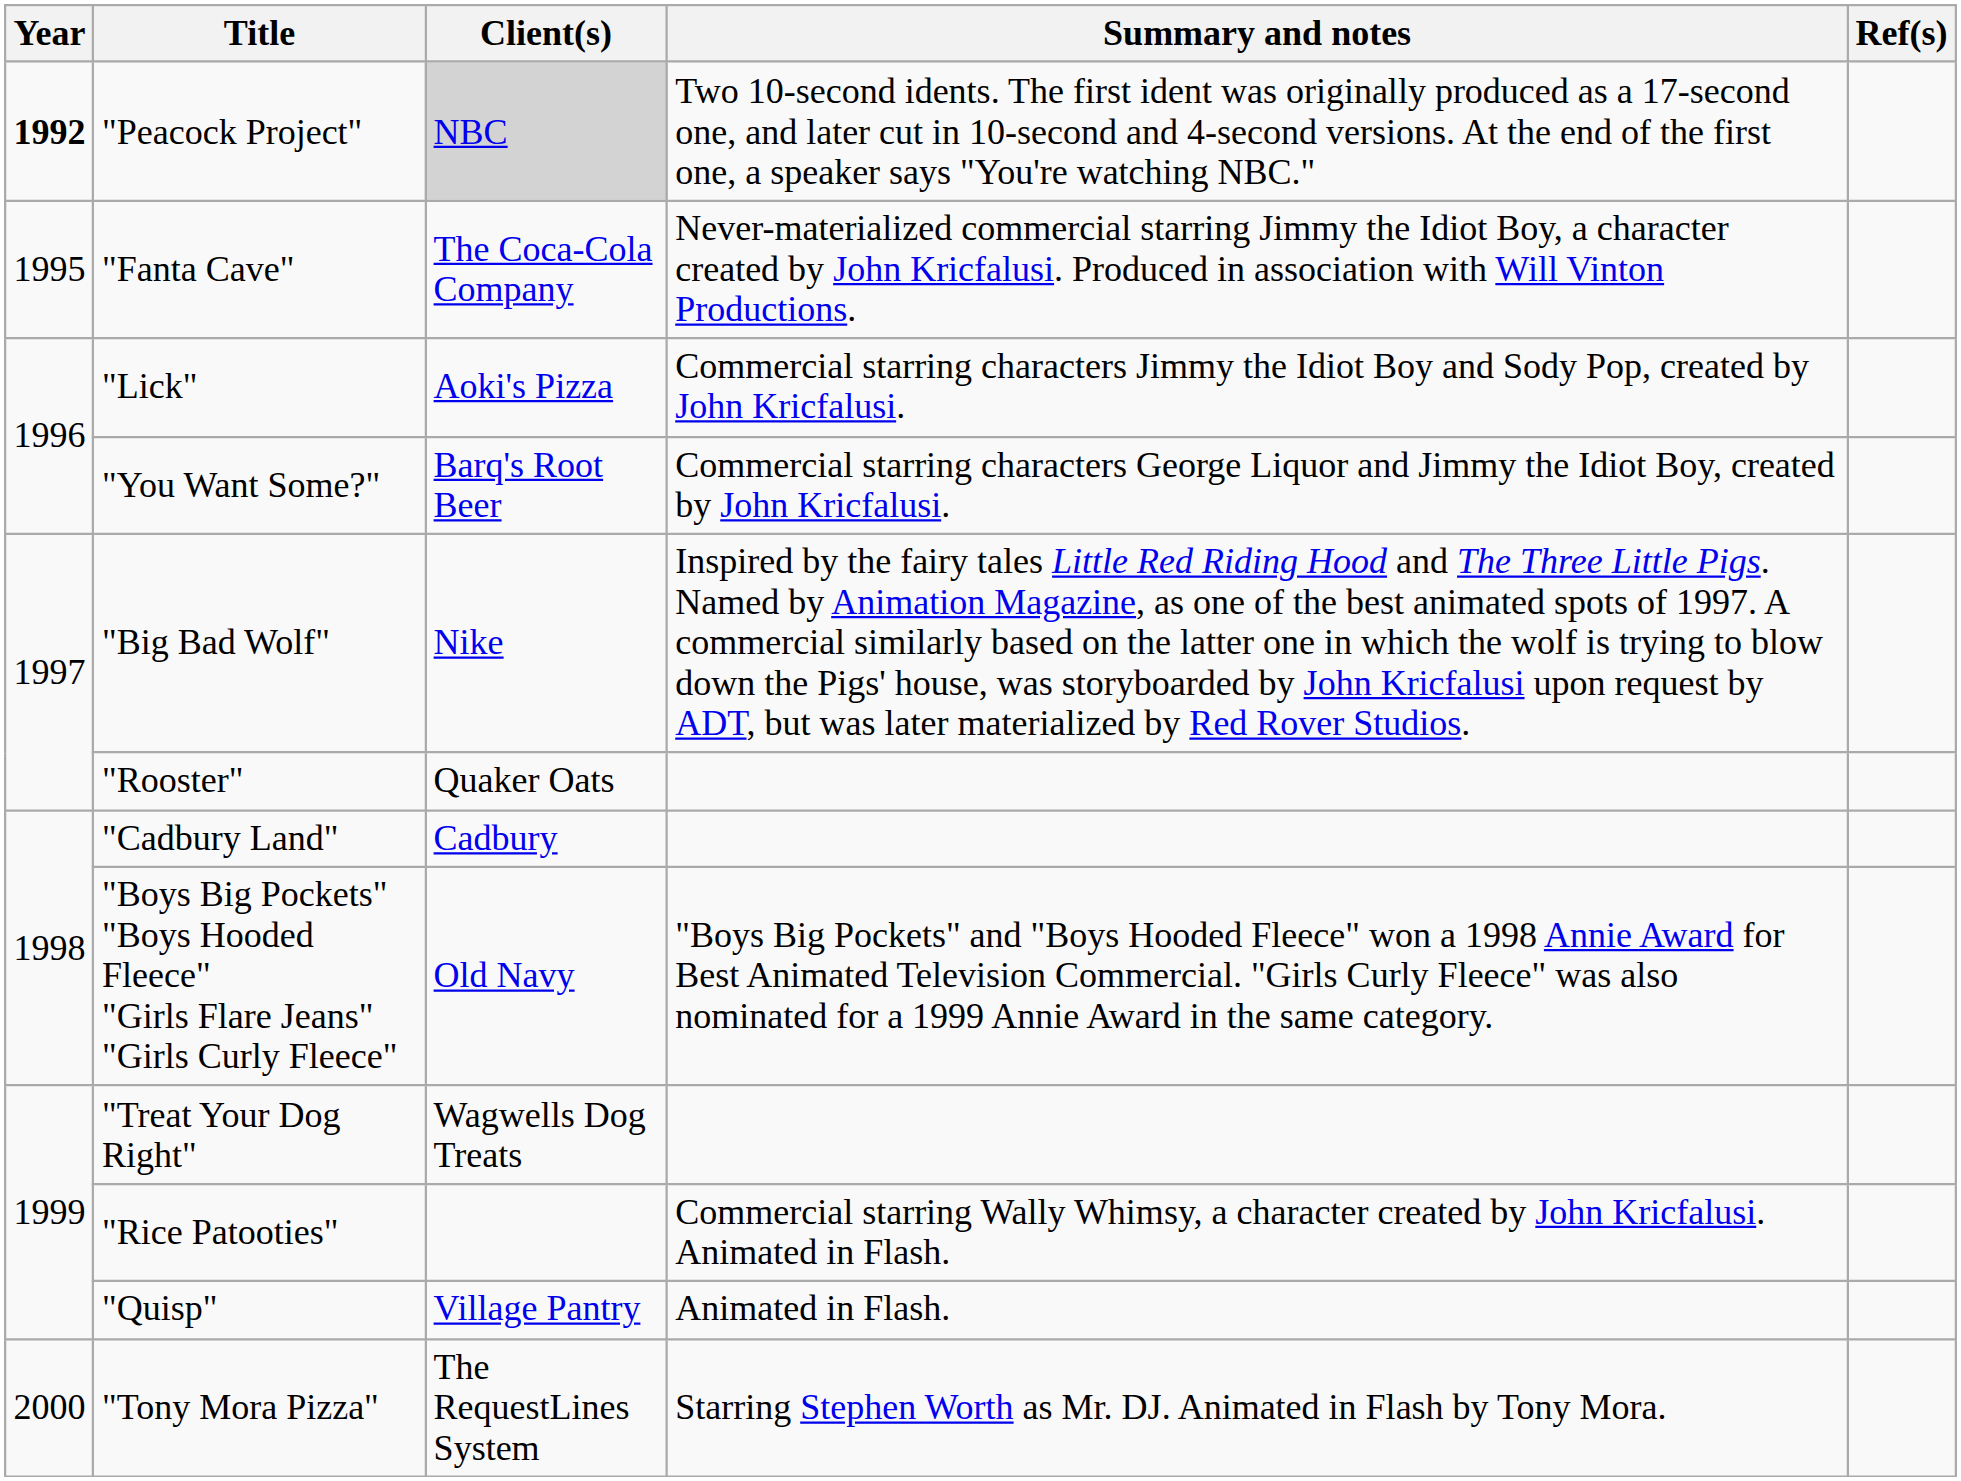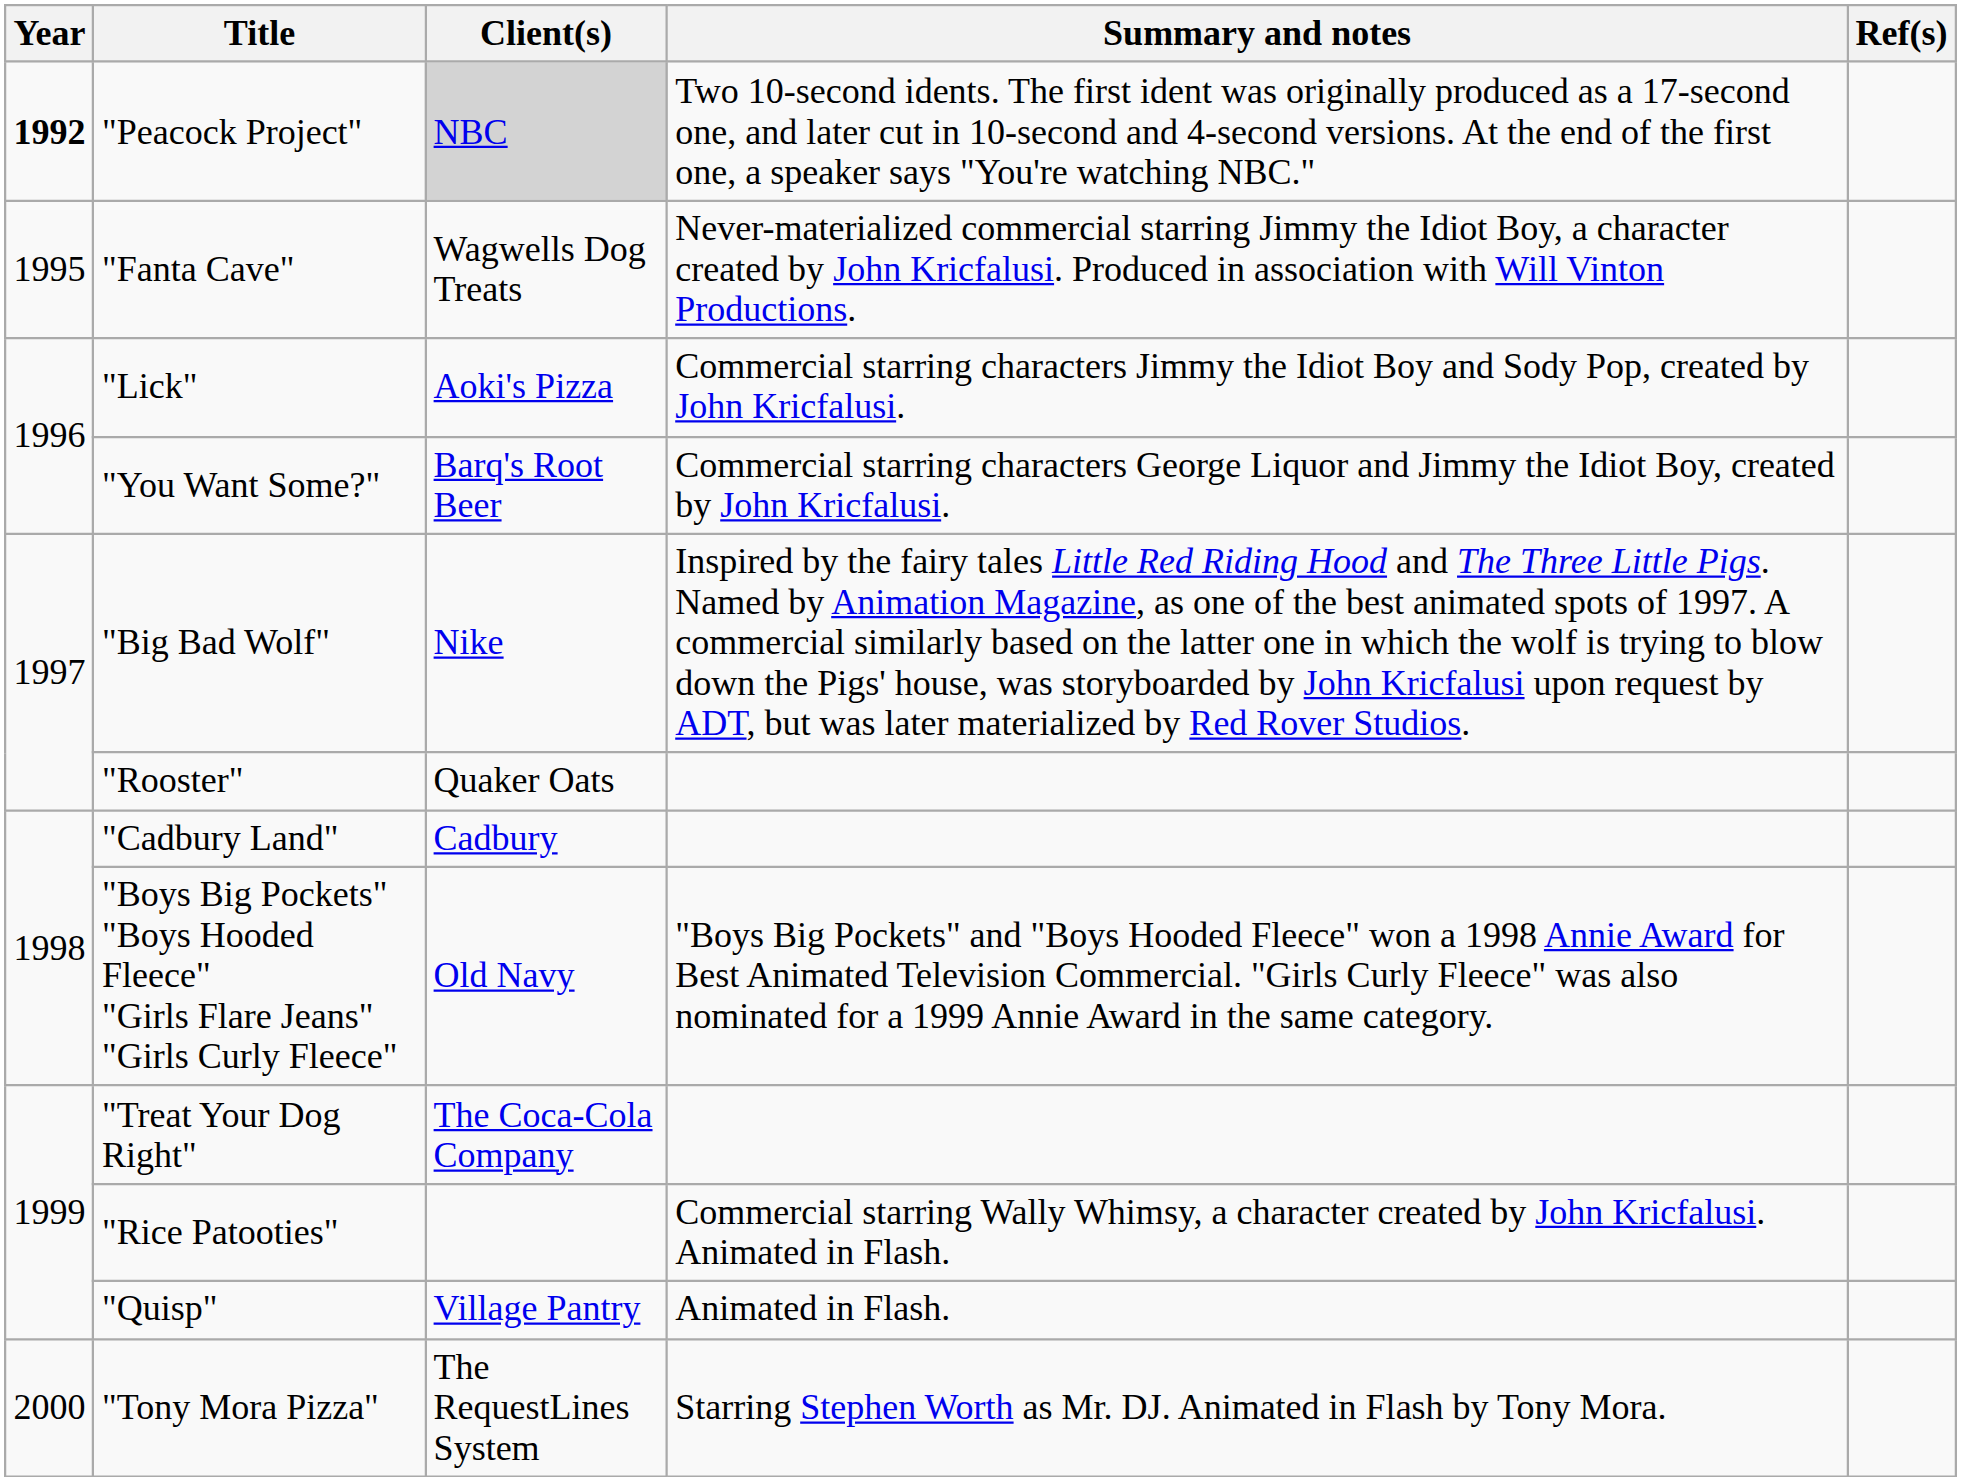(543, 268) The Coca-Cola Company -> (540, 268) Wagwells Dog Treats
(540, 1134) Wagwells Dog Treats -> (543, 1134) The Coca-Cola Company
